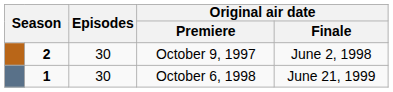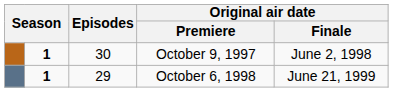(47, 54) 2 -> (47, 54) 1
(103, 76) 30 -> (103, 76) 29
